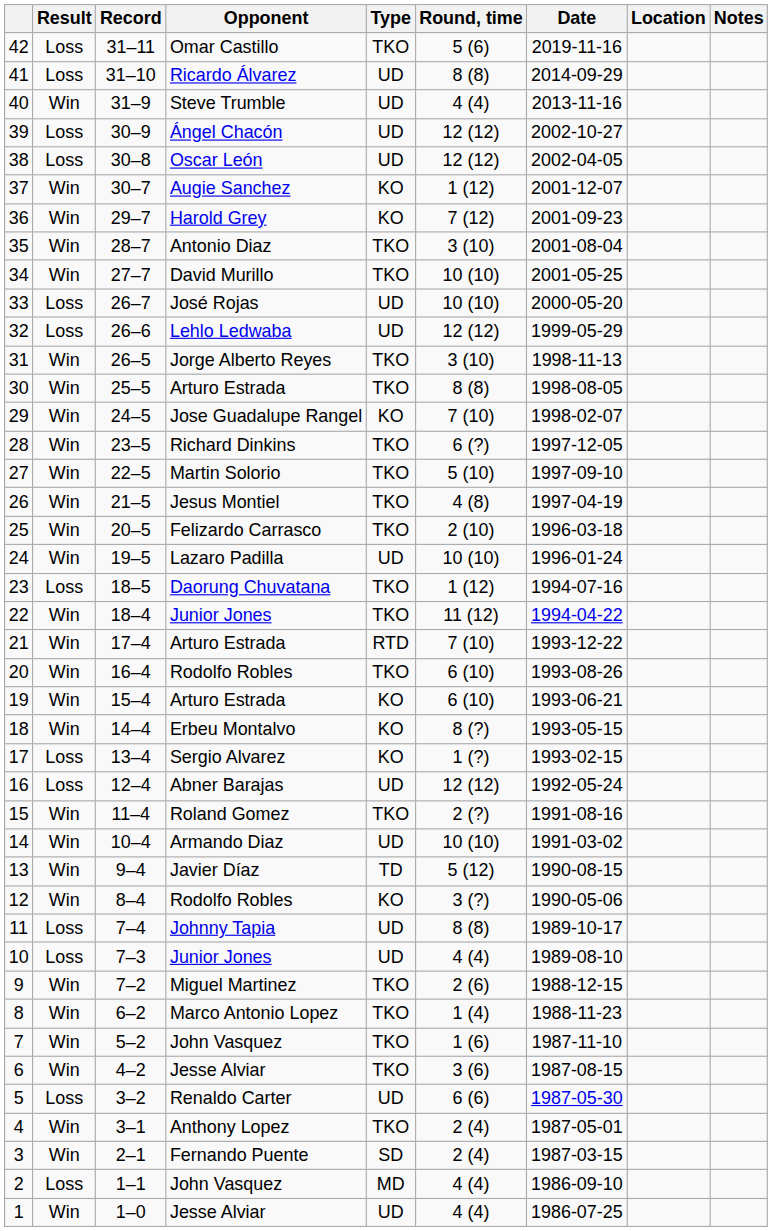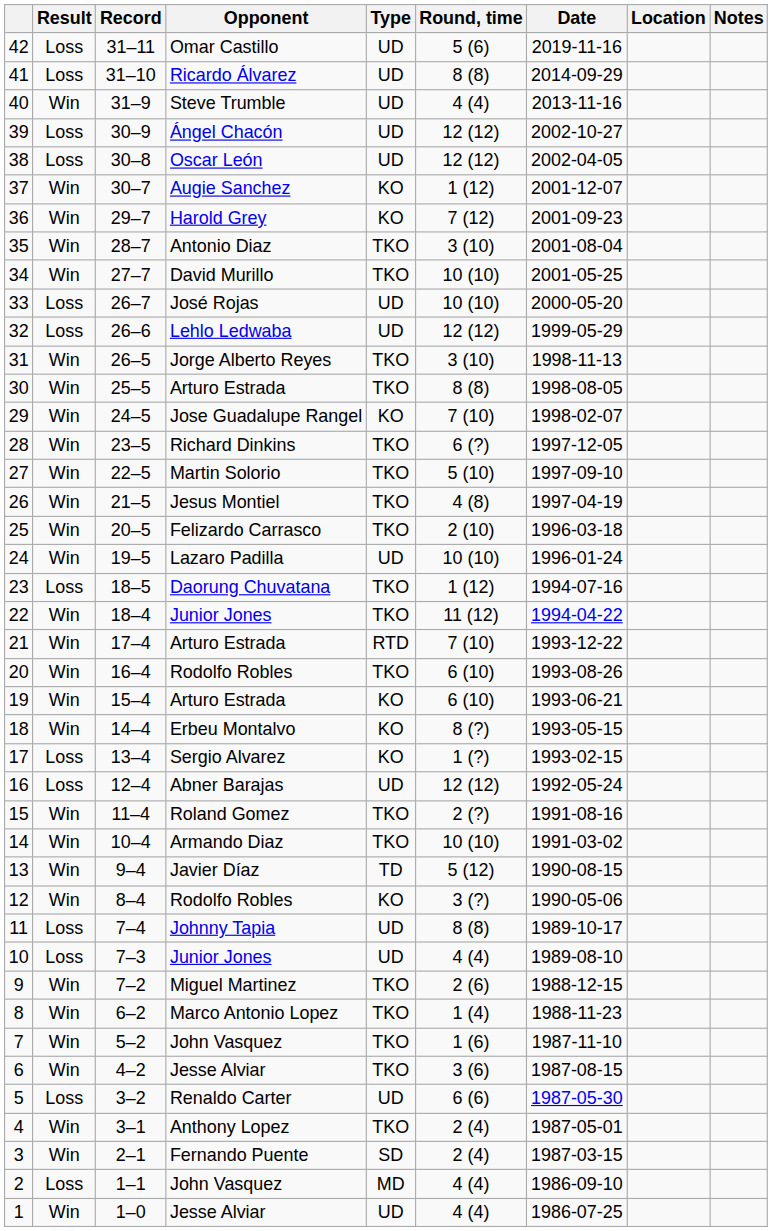(391, 47) TKO -> (391, 47) UD
(391, 842) UD -> (391, 842) TKO
